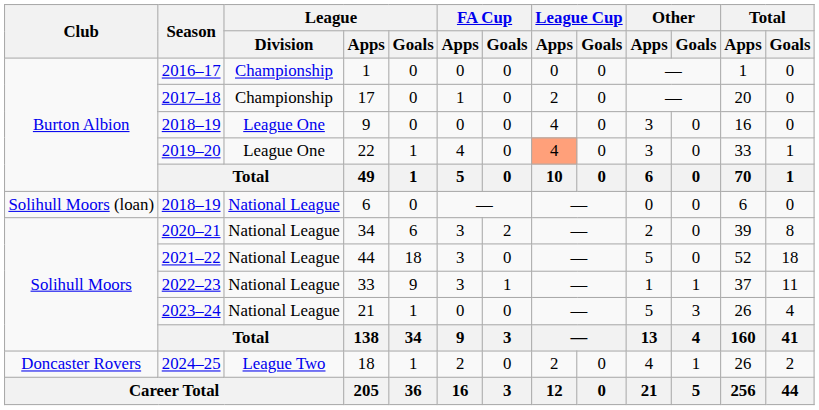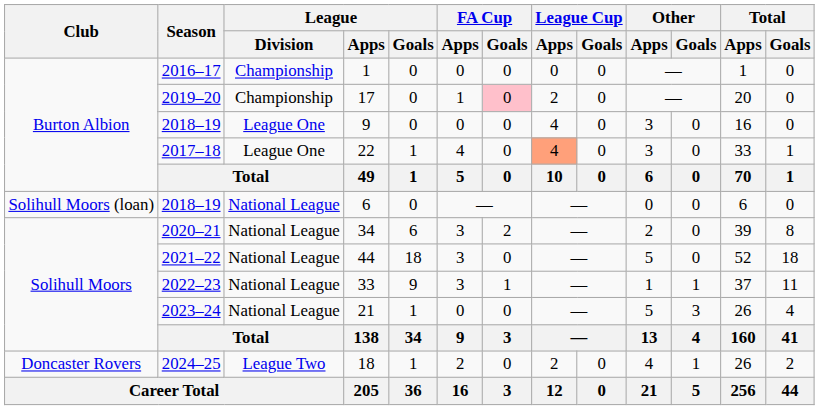(191, 97) 2017–18 -> (191, 97) 2019–20
(507, 97) no background -> (507, 97) pink background
(191, 151) 2019–20 -> (191, 151) 2017–18
